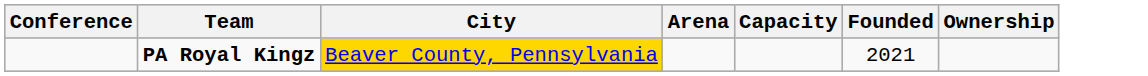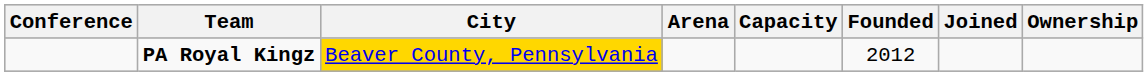+ column: (981, 22)
(891, 55) 2021 -> (891, 55) 2012
